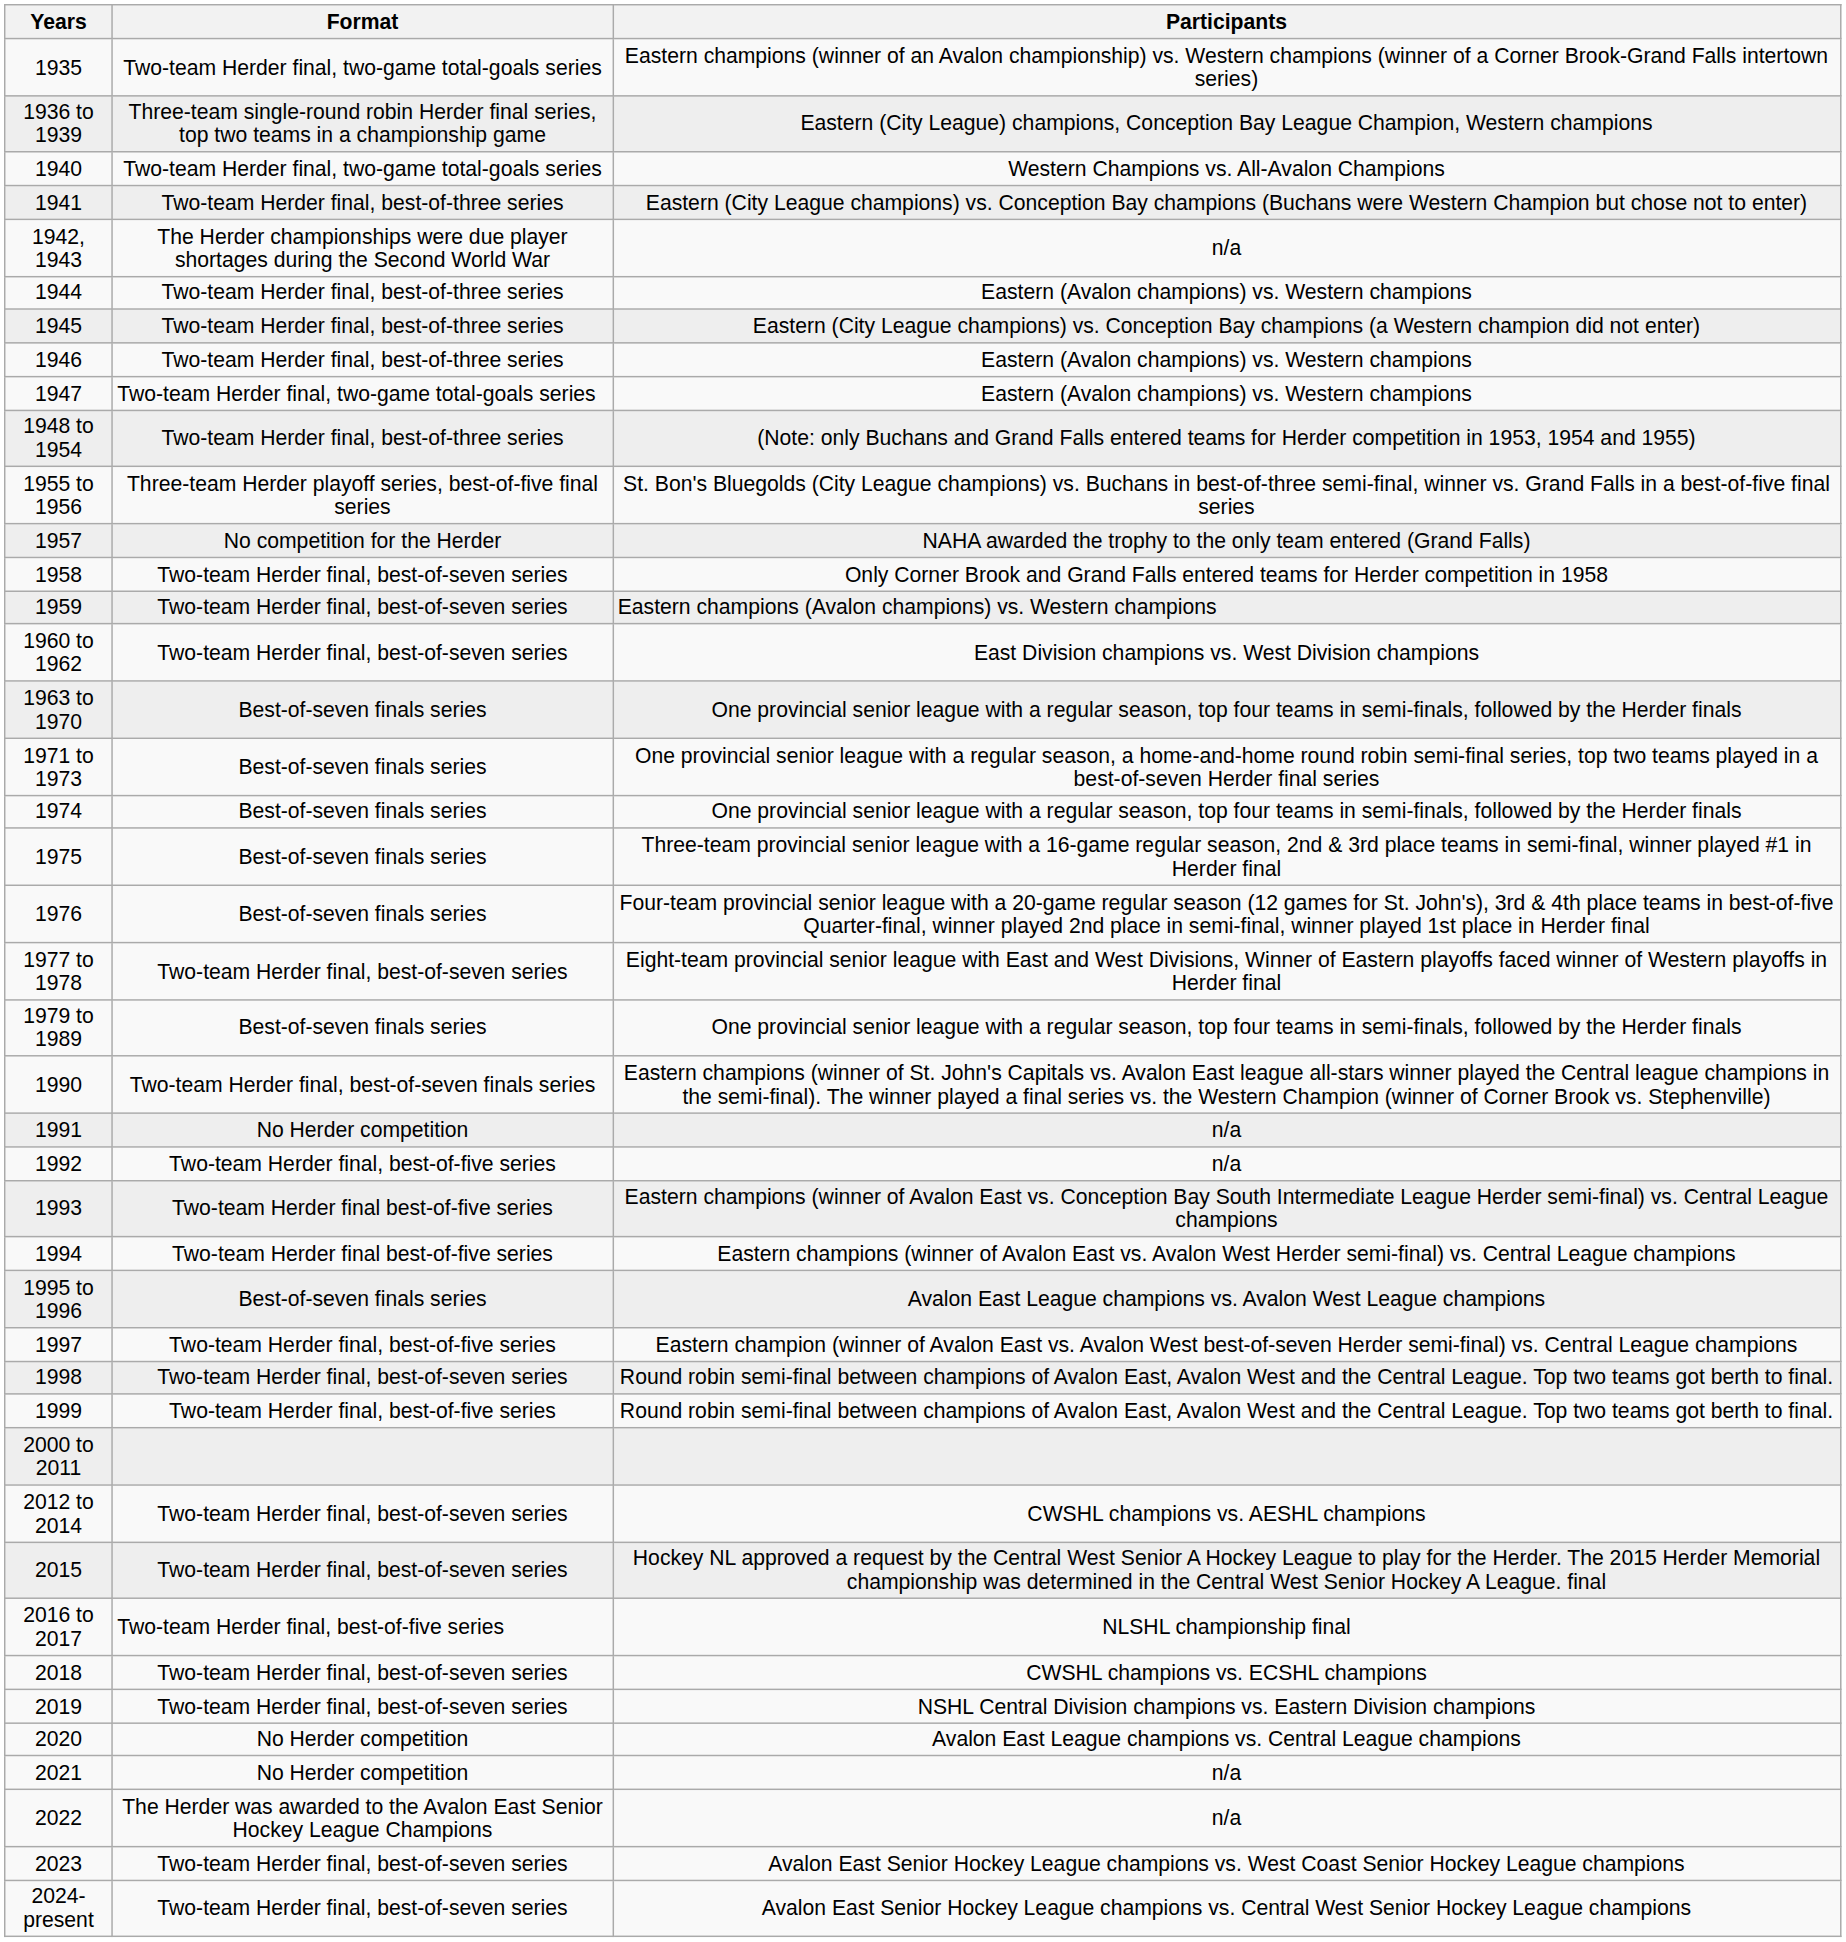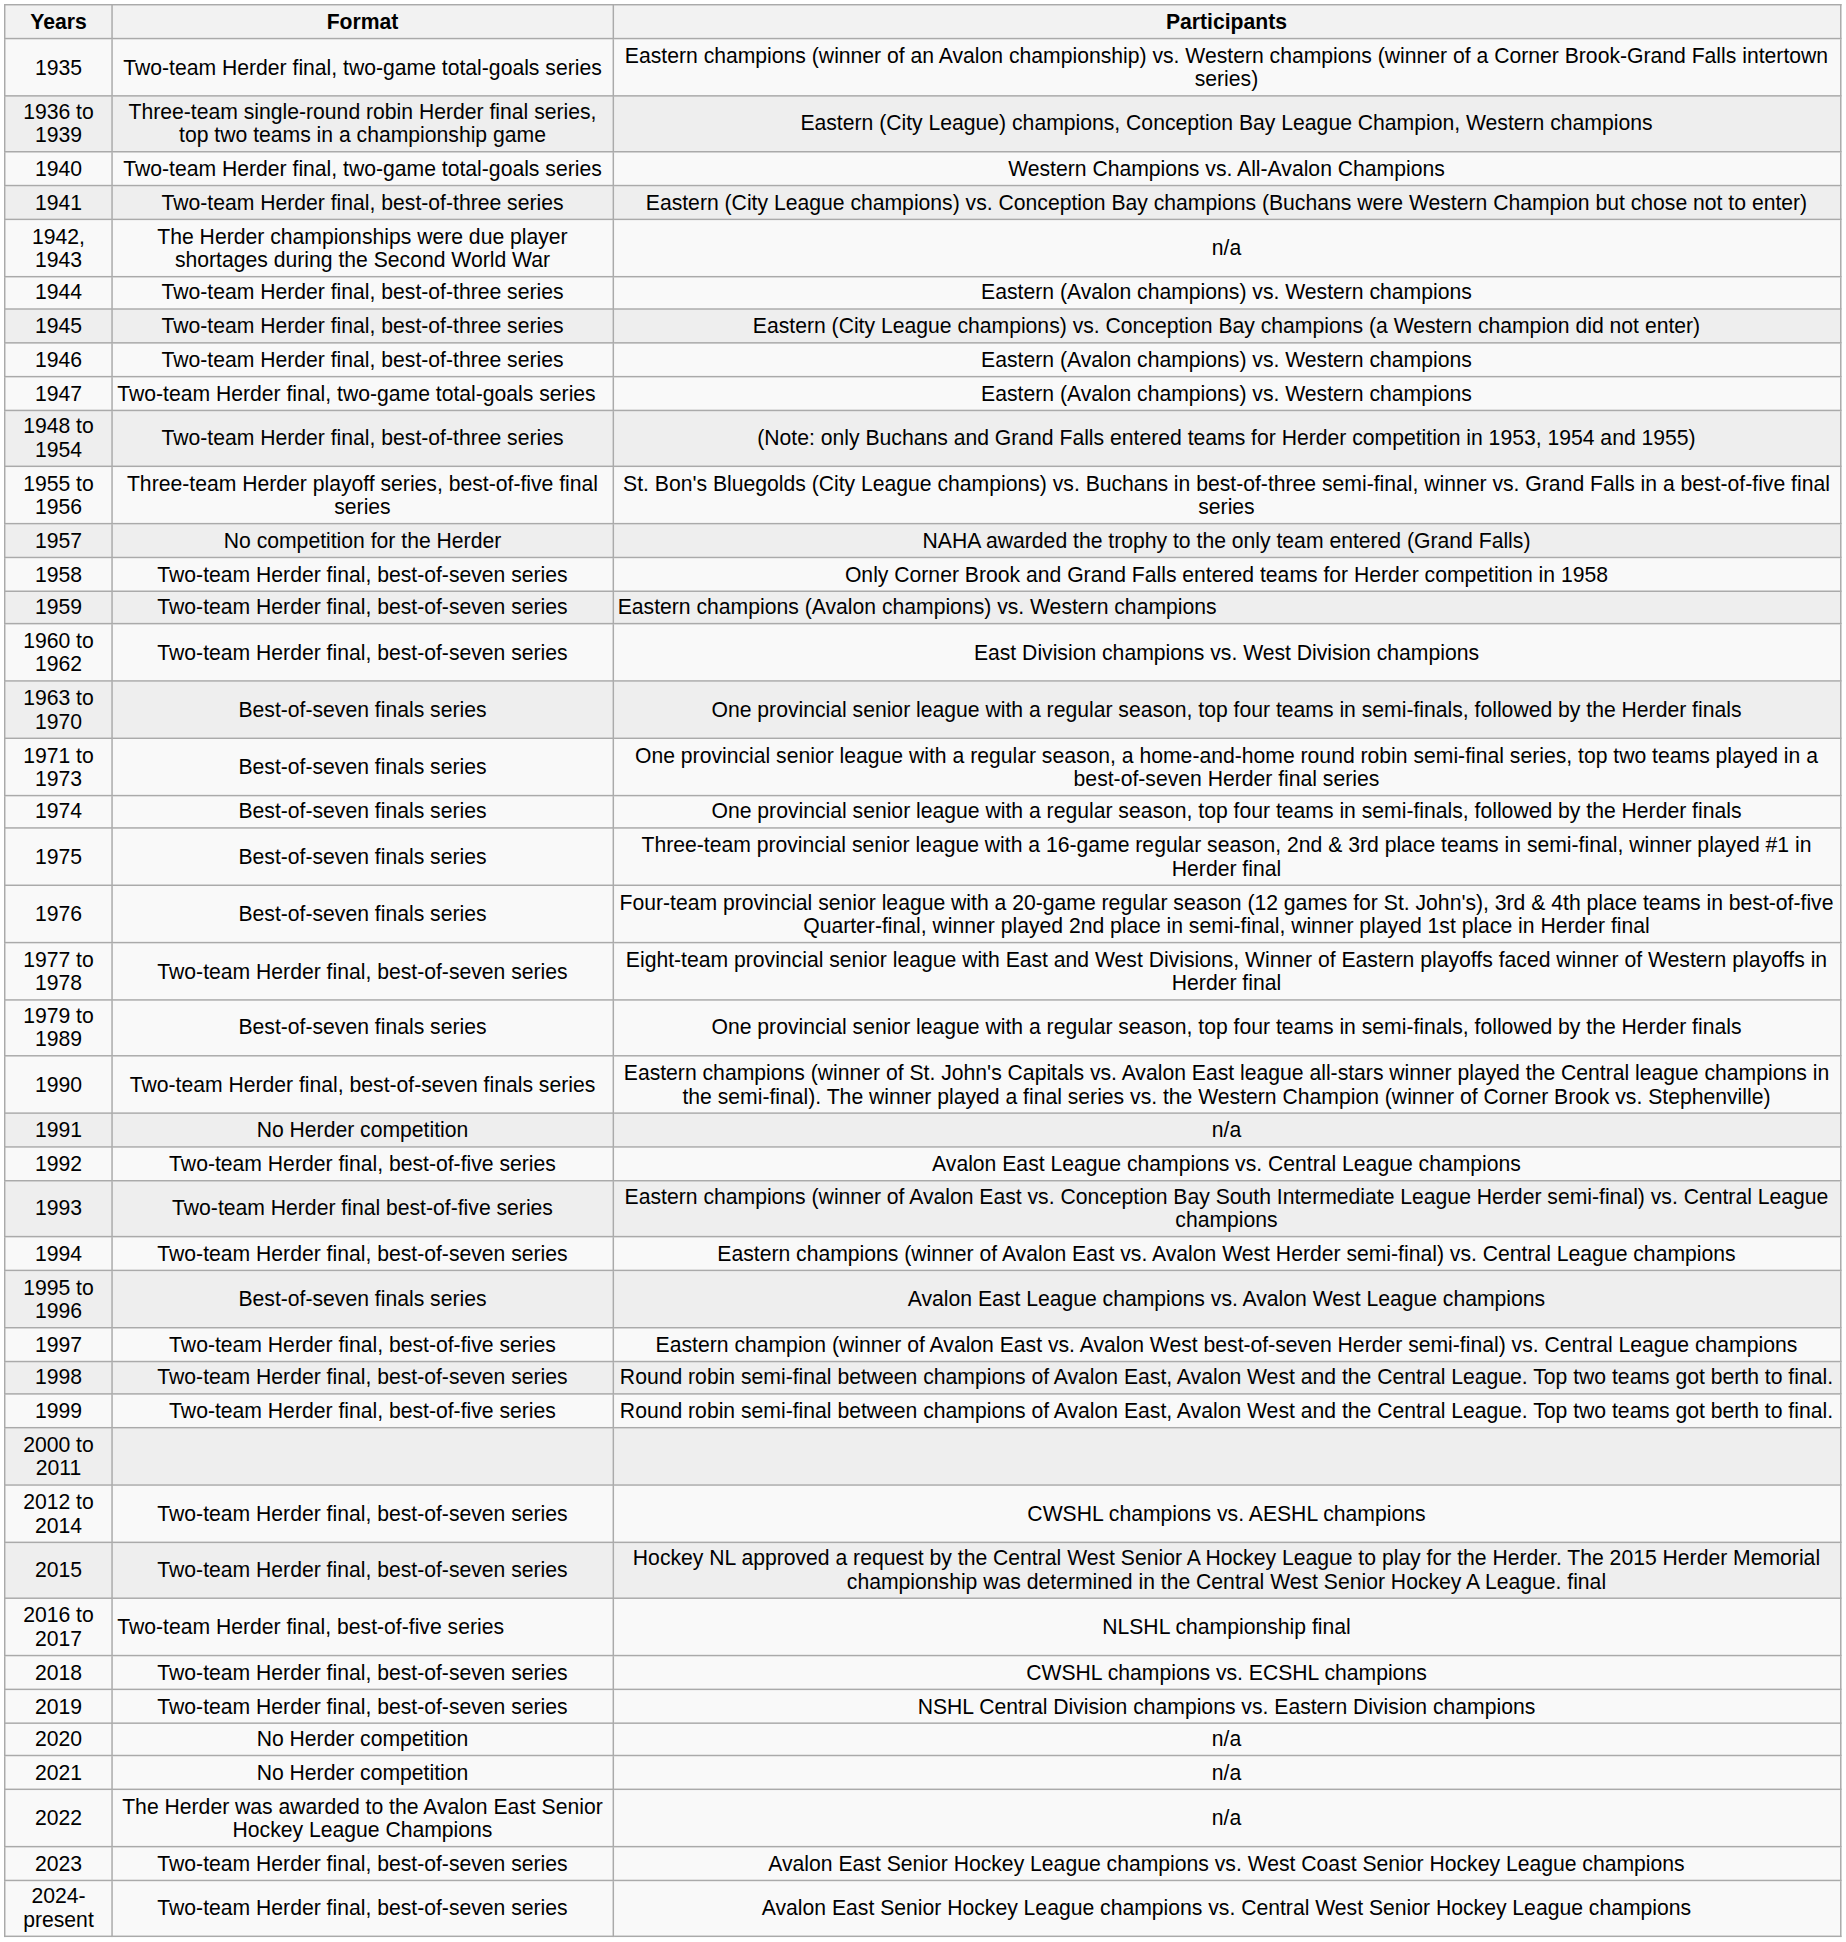(1226, 1164) n/a -> (1226, 1164) Avalon East League champions vs. Central League champions
(362, 1254) Two-team Herder final best-of-five series -> (362, 1254) Two-team Herder final, best-of-seven series
(1226, 1740) Avalon East League champions vs. Central League champions -> (1226, 1740) n/a
